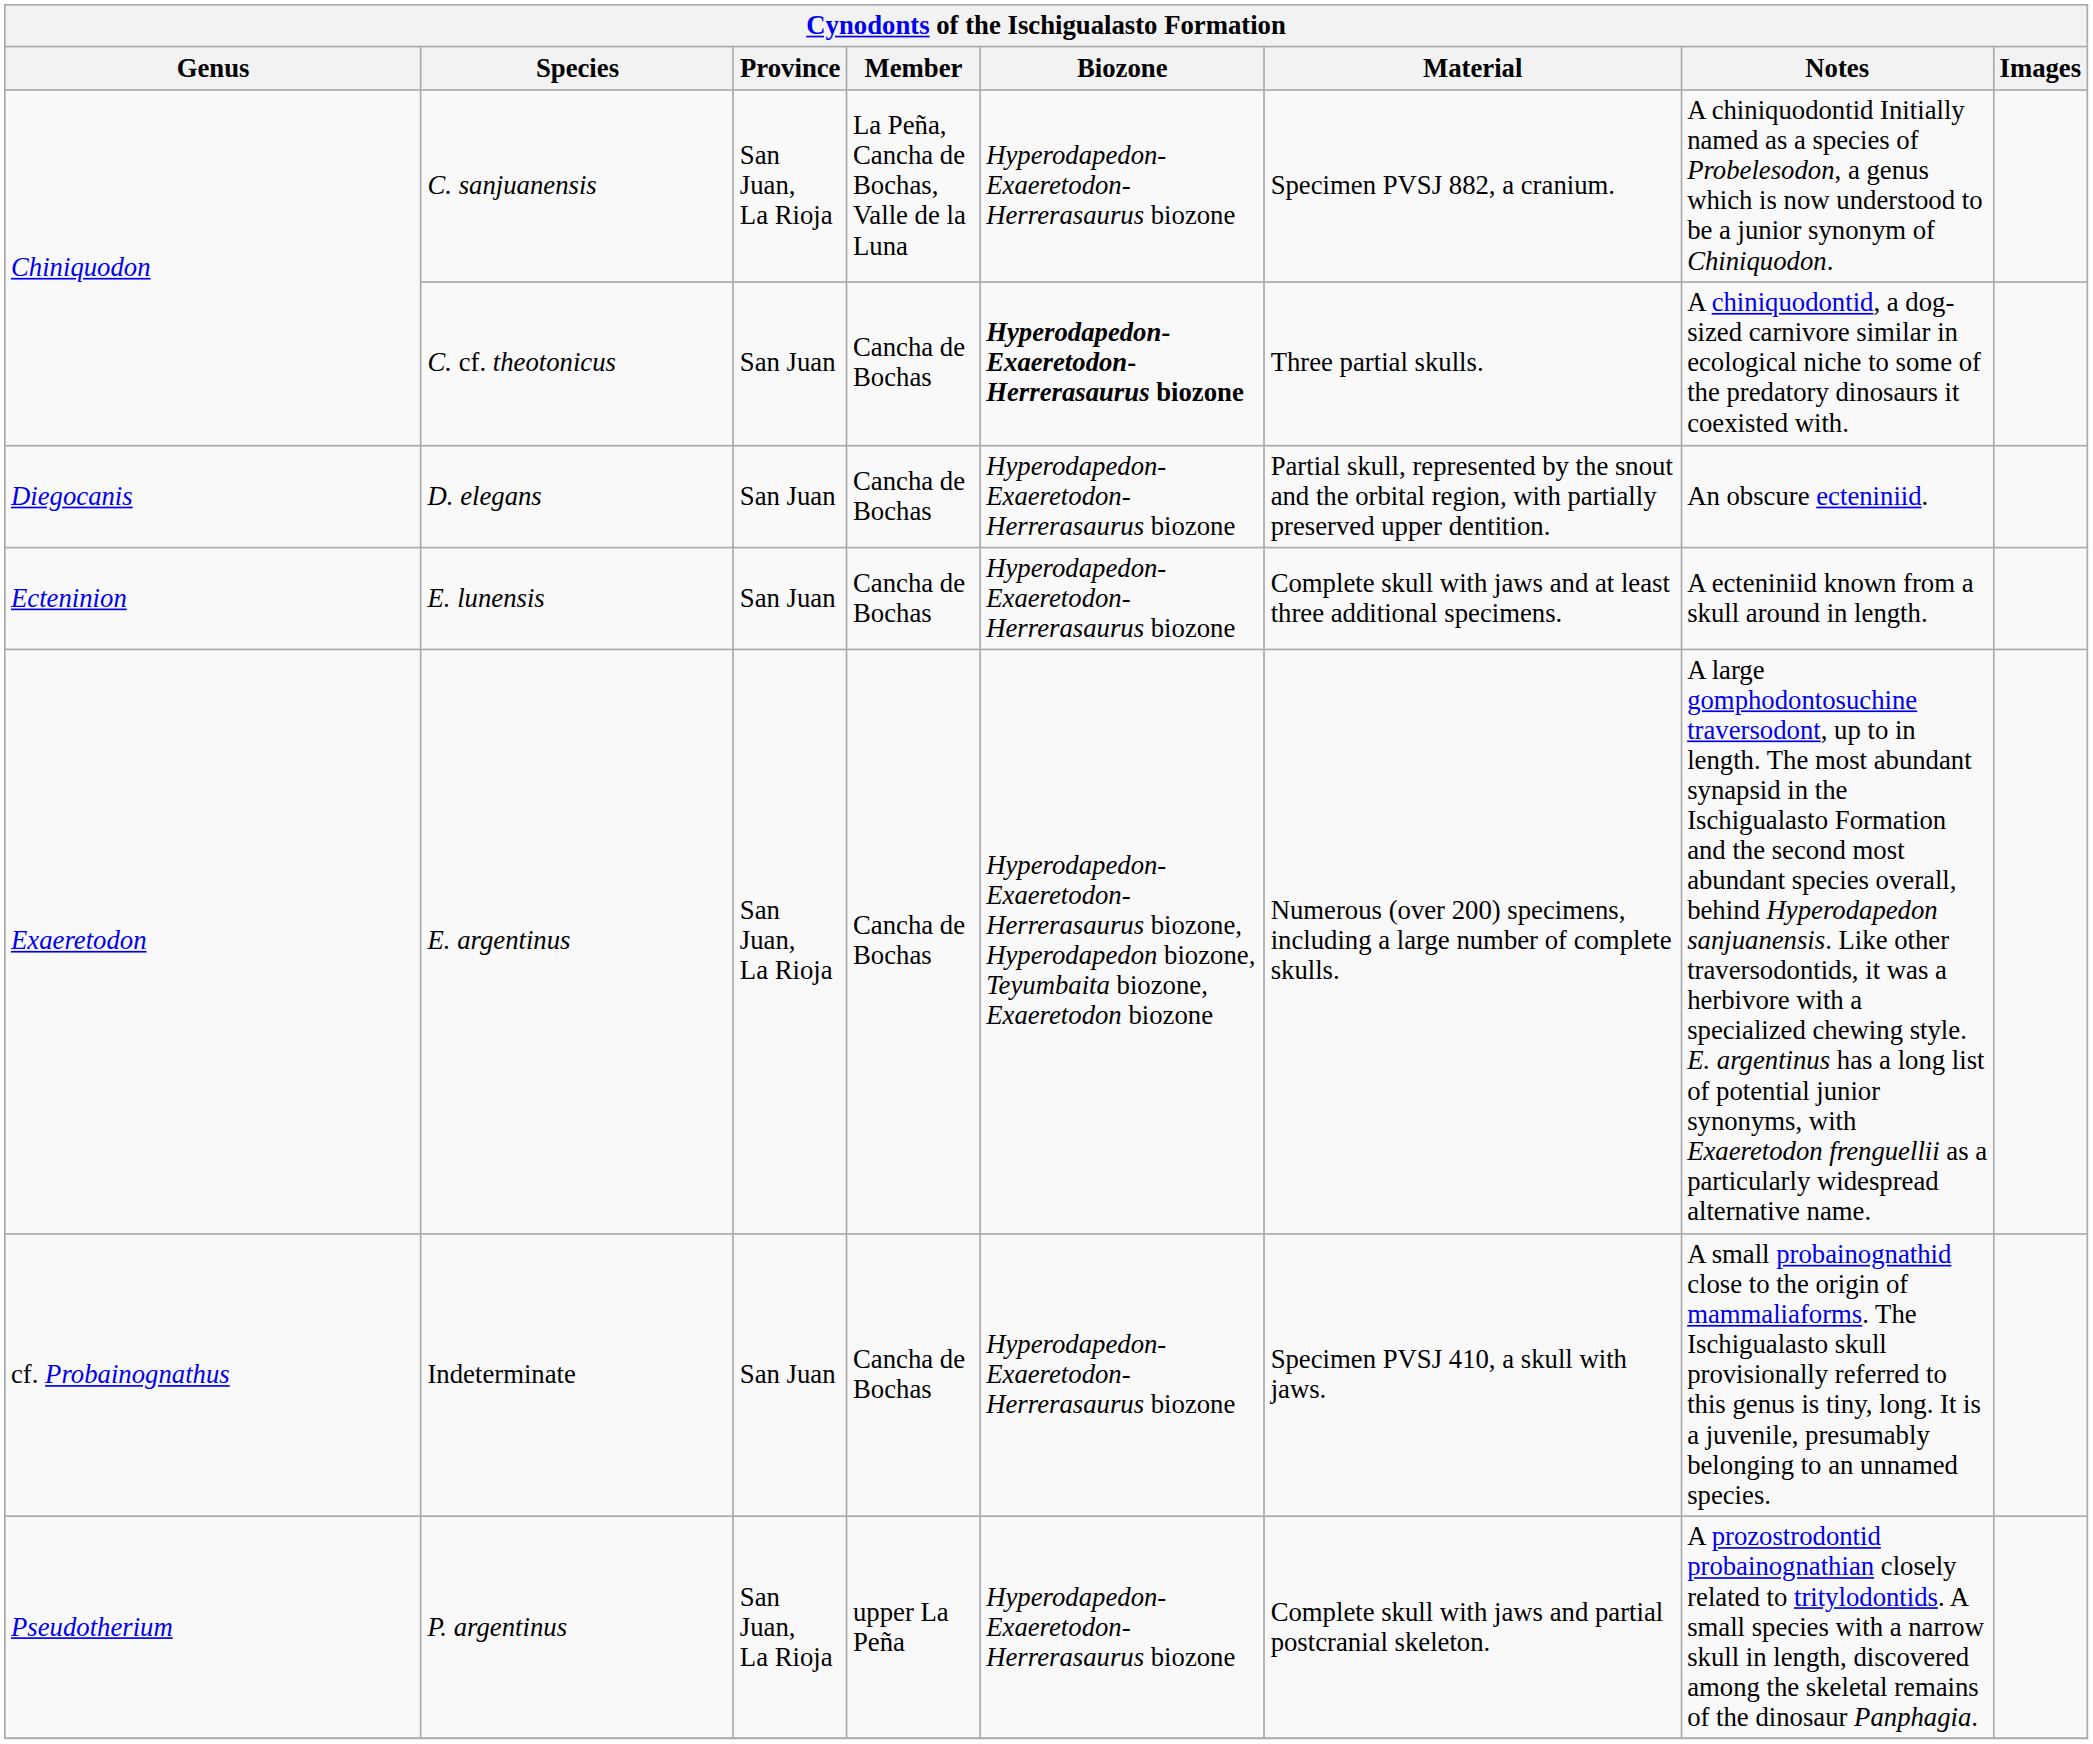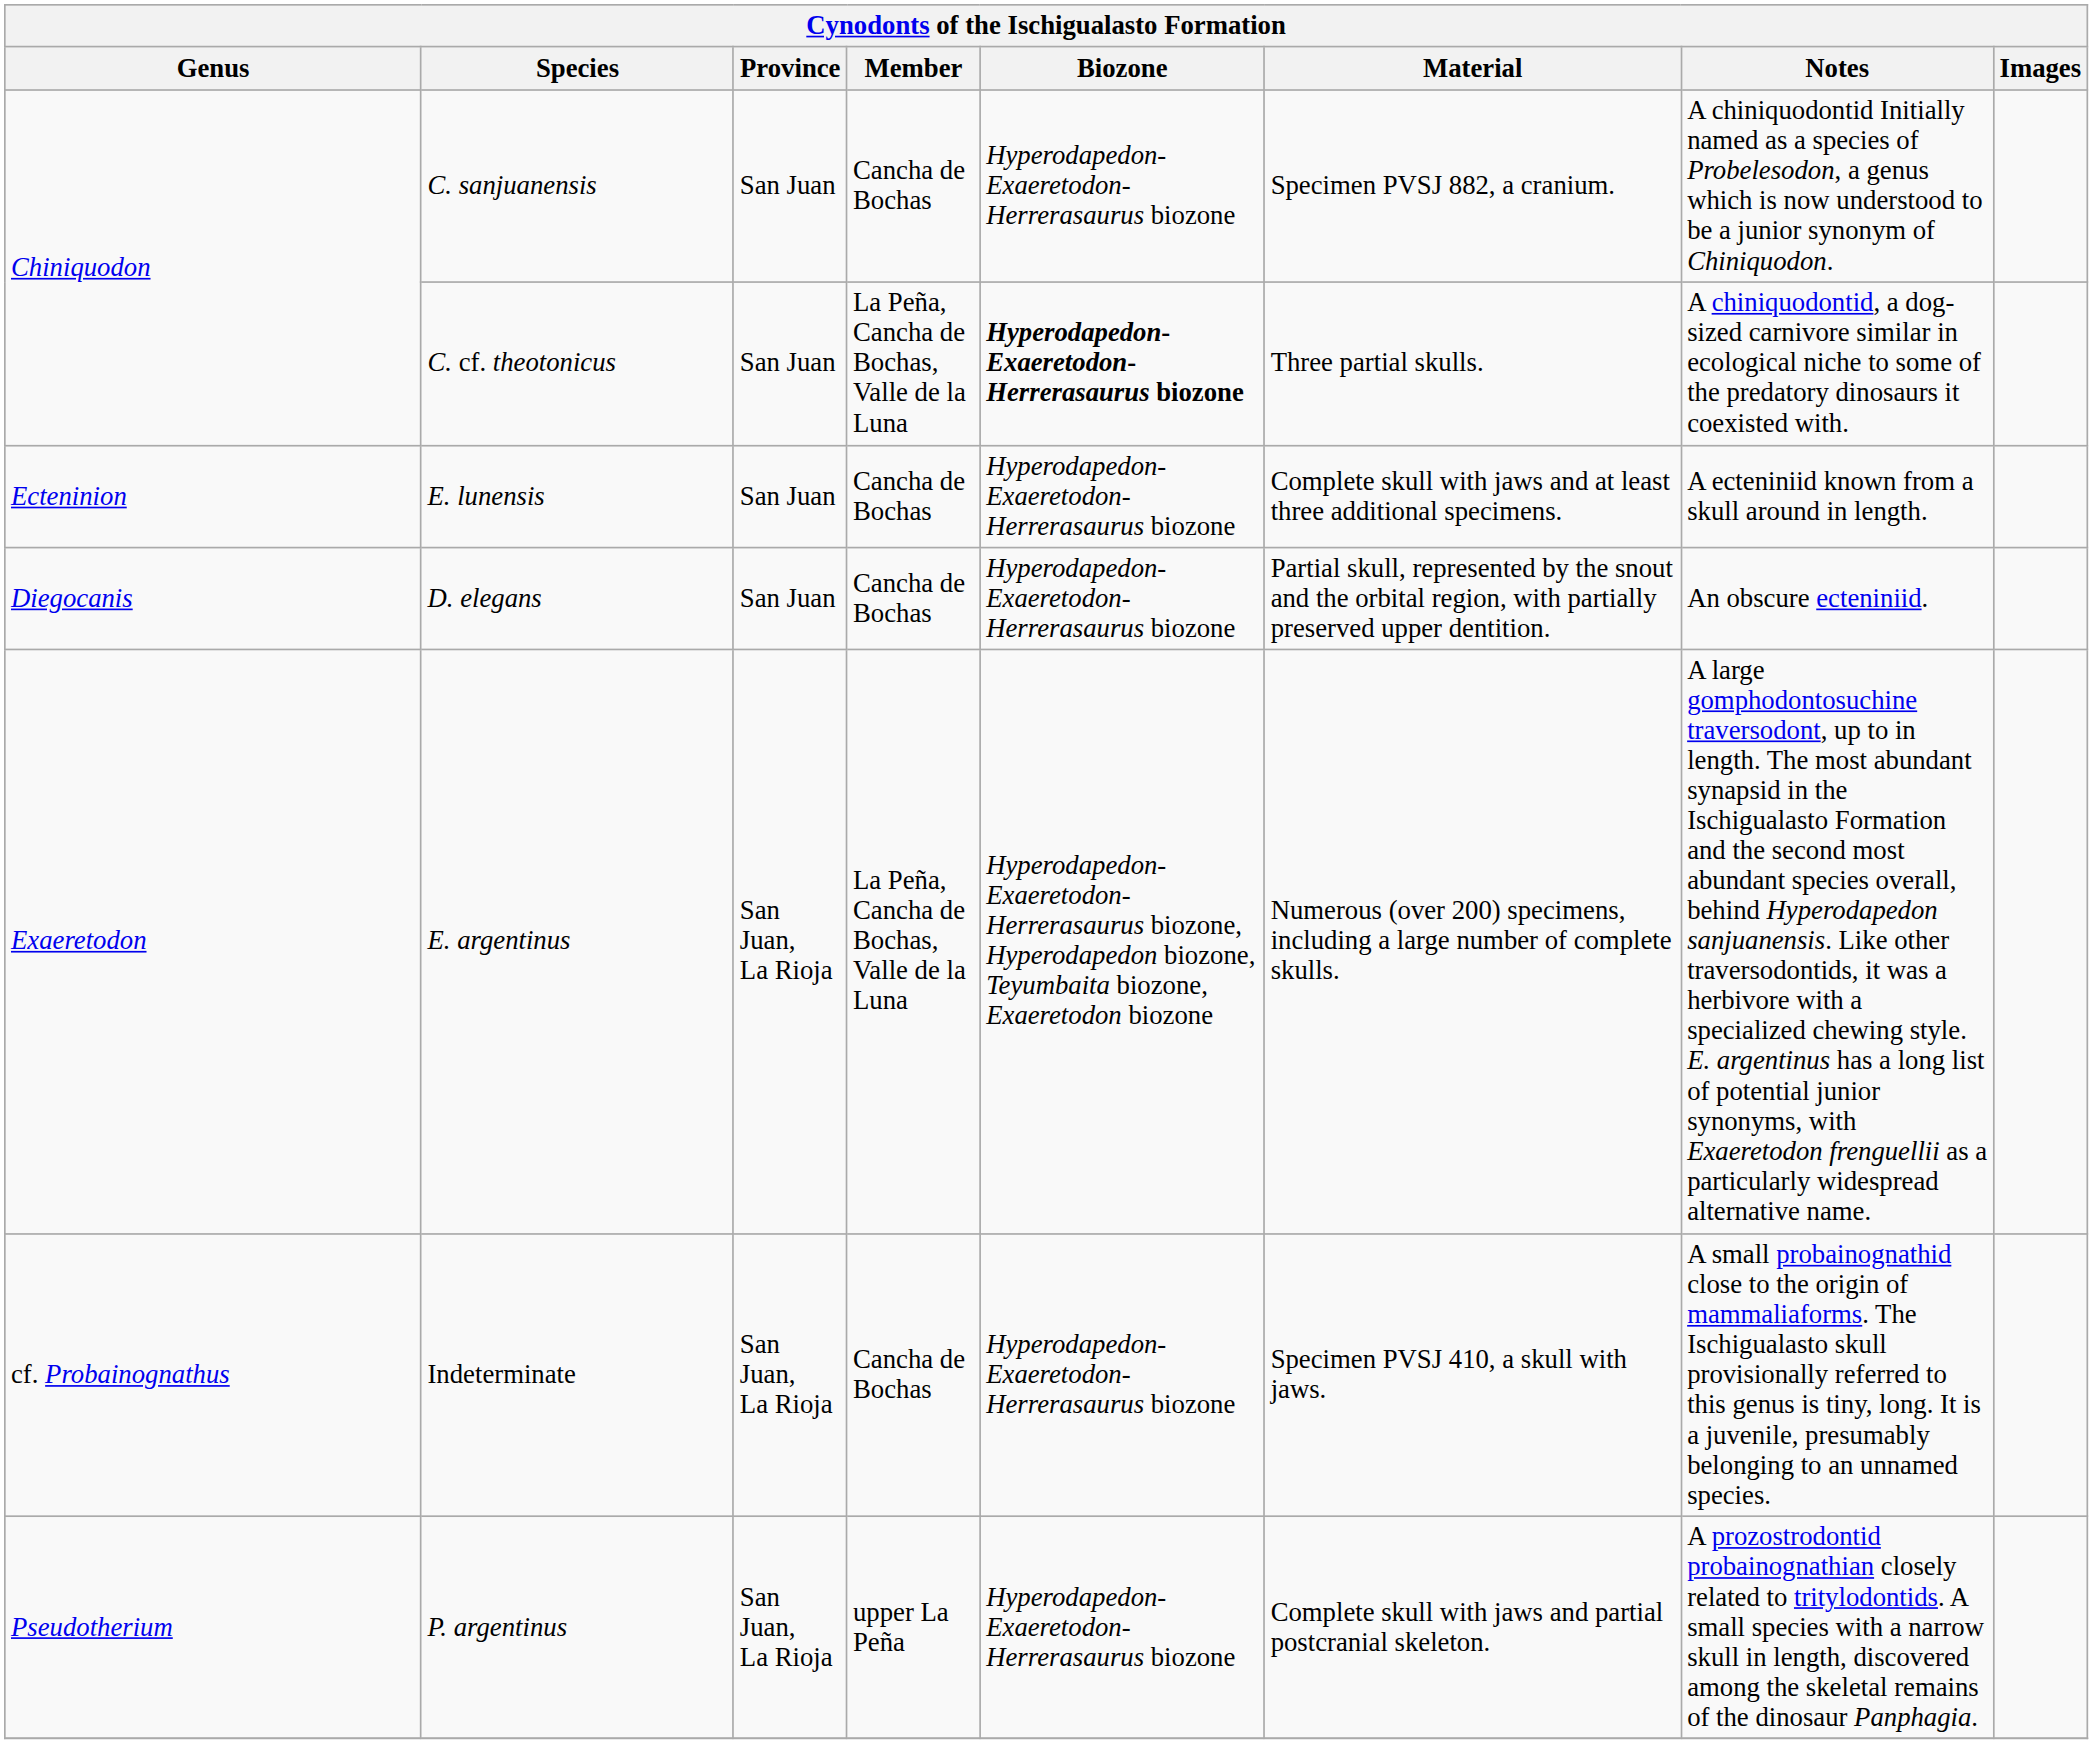(786, 185) San Juan, La Rioja -> (788, 185) San Juan
(909, 185) La Peña, Cancha de Bochas, Valle de la Luna -> (909, 185) Cancha de Bochas
(909, 363) Cancha de Bochas -> (909, 363) La Peña, Cancha de Bochas, Valle de la Luna
rows swapped: (485, 495) <-> (486, 598)
(909, 941) Cancha de Bochas -> (909, 941) La Peña, Cancha de Bochas, Valle de la Luna
(788, 1374) San Juan -> (786, 1374) San Juan, La Rioja
